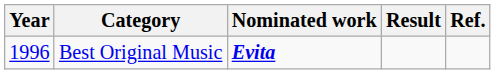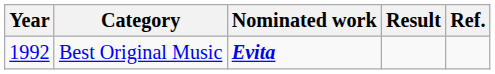(29, 52) 1996 -> (29, 52) 1992
